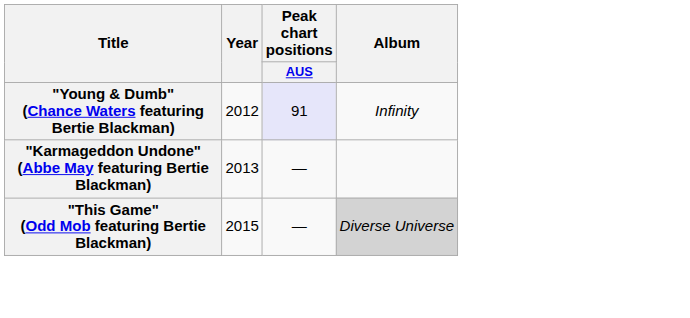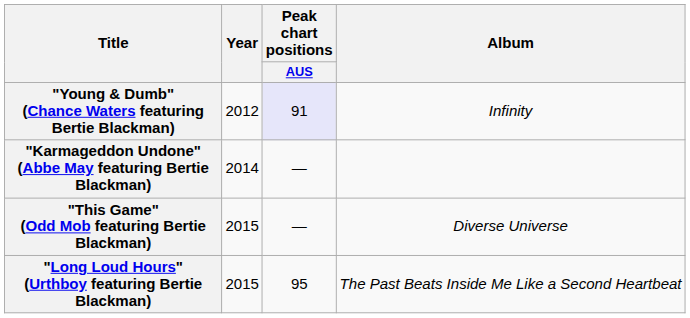(242, 168) 2013 -> (242, 168) 2014
(397, 226) lightgrey background -> (511, 226) no background
+ row: (113, 284)
